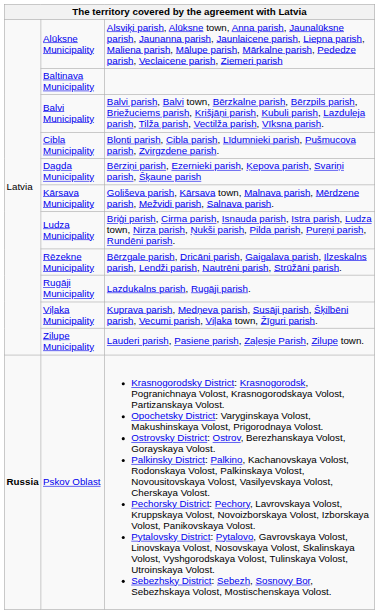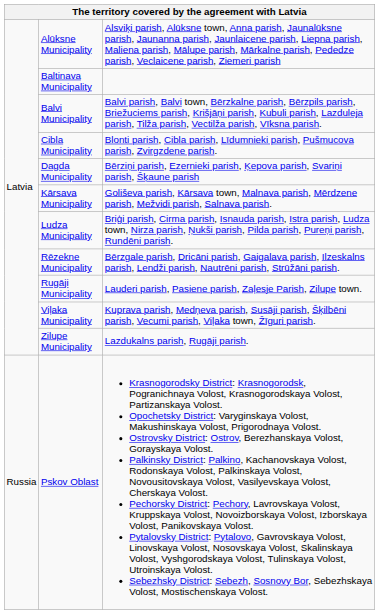(179, 288) Lazdukalns parish, Rugāji parish. -> (233, 288) Lauderi parish, Pasiene parish, Zaļesje Parish, Zilupe town.
(235, 341) Lauderi parish, Pasiene parish, Zaļesje Parish, Zilupe town. -> (177, 341) Lazdukalns parish, Rugāji parish.
(23, 482) bold -> (21, 482) normal
